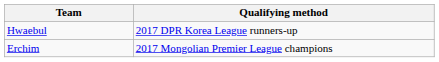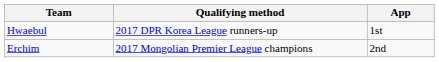+ column: (401, 13)
